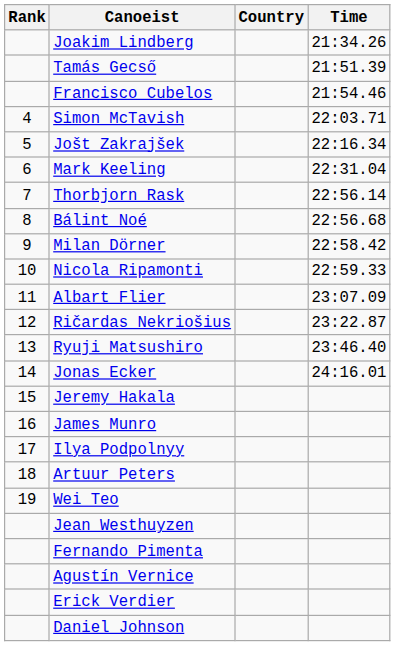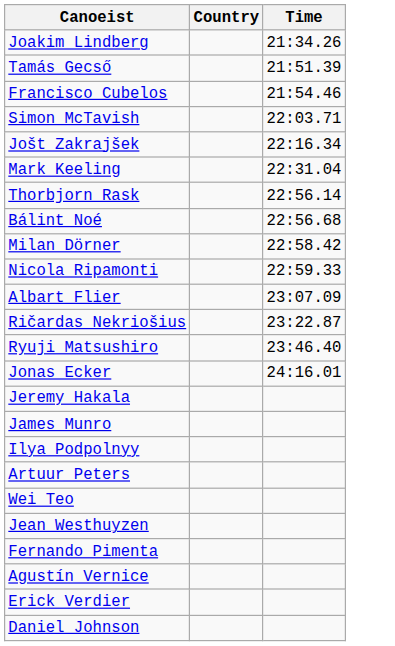- column: (27, 17)
